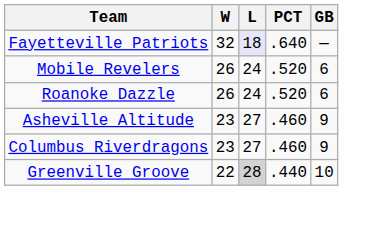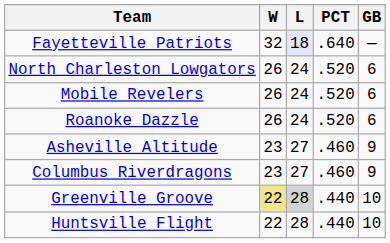+ row: (132, 69)
(225, 173) no background -> (273, 198) khaki background
+ row: (132, 224)
